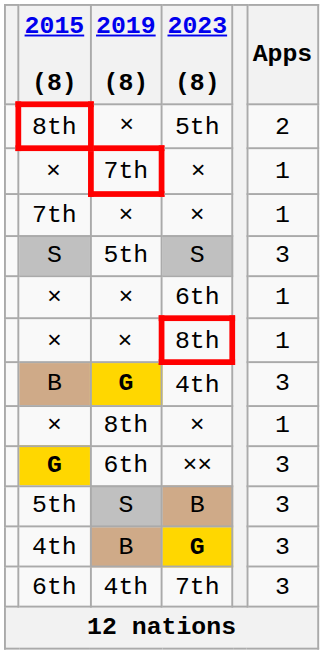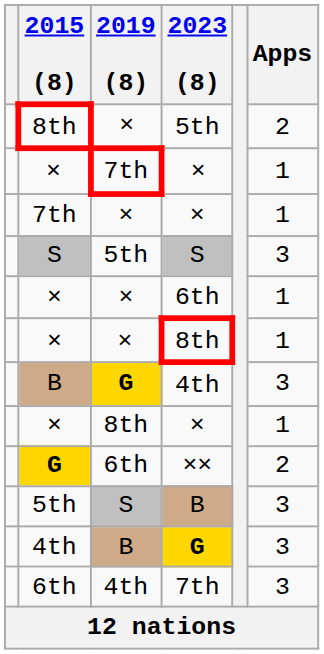(282, 466) 3 -> (282, 466) 2
